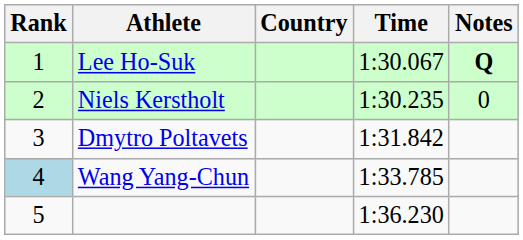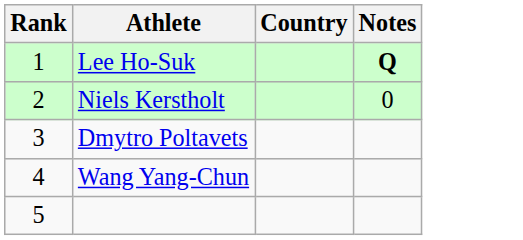- column: (401, 23)
(39, 176) lightblue background -> (39, 176) no background
